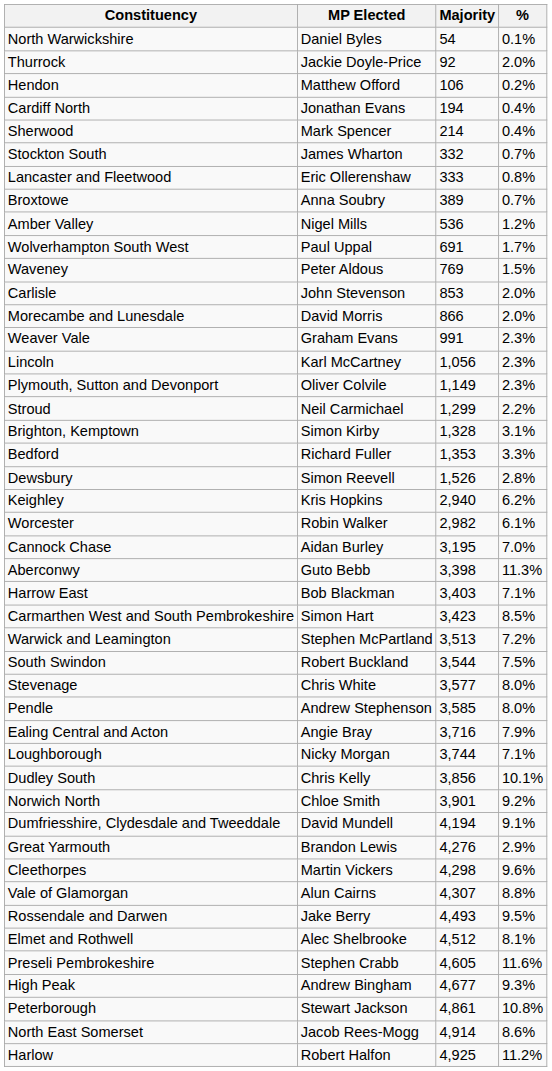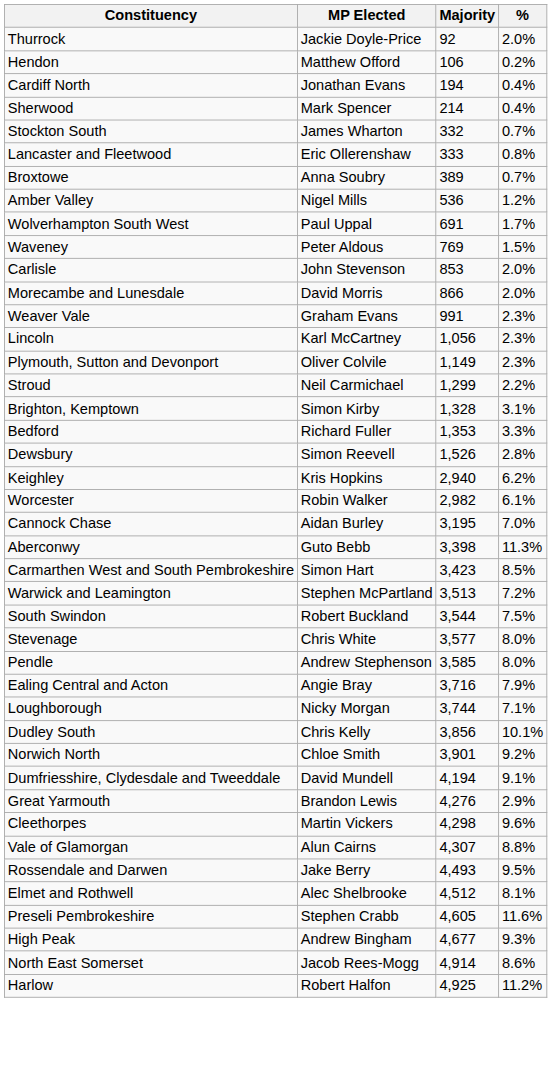- row: (71, 39)
- row: (48, 593)
- row: (52, 1008)
